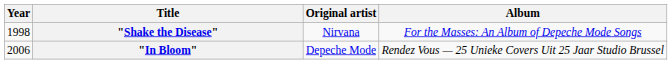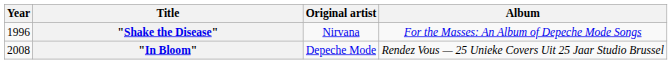(19, 31) 1998 -> (19, 31) 1996
(19, 50) 2006 -> (19, 50) 2008
